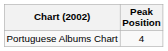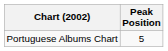(142, 38) 4 -> (142, 38) 5
